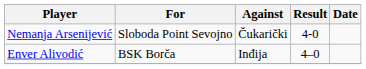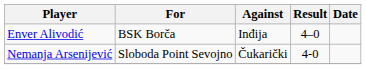rows swapped: (60, 34) <-> (45, 53)
